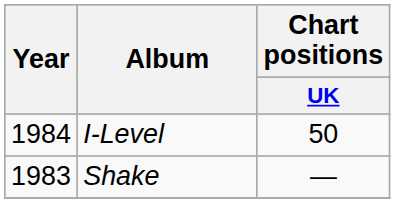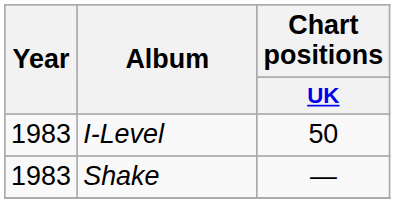(41, 134) 1984 -> (41, 134) 1983
